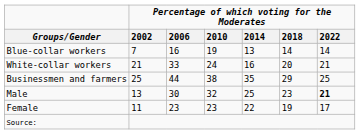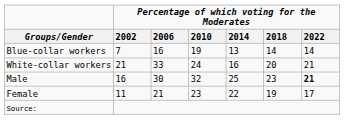- row: (67, 79)
(136, 93) 13 -> (121, 79) 16
(174, 107) 23 -> (158, 93) 21
